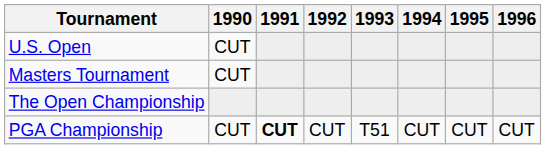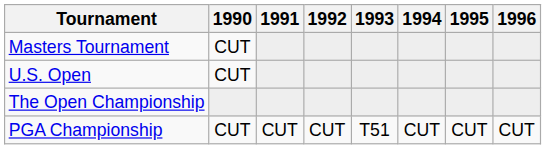rows swapped: (89, 75) <-> (50, 47)
(280, 130) bold -> (280, 130) normal
